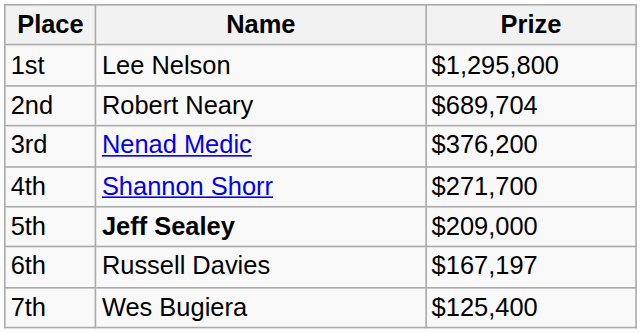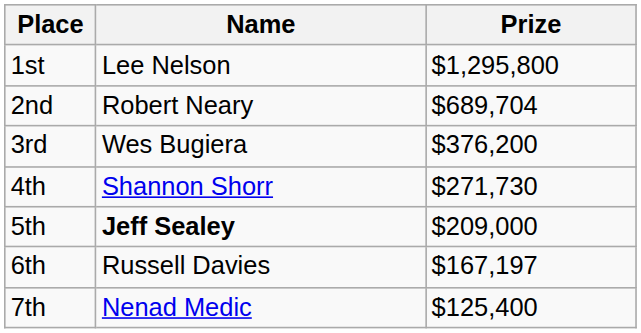(177, 145) Nenad Medic -> (174, 145) Wes Bugiera
(485, 186) $271,700 -> (485, 186) $271,730
(174, 307) Wes Bugiera -> (177, 307) Nenad Medic
